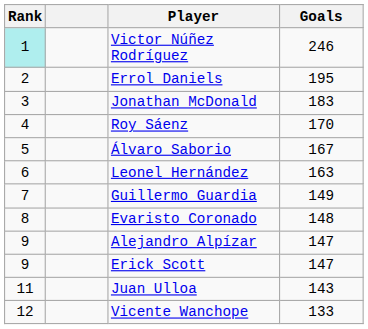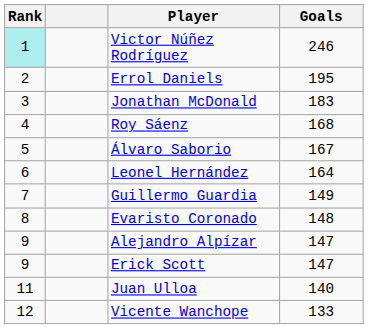(321, 126) 170 -> (321, 126) 168
(321, 173) 163 -> (321, 173) 164
(321, 289) 143 -> (321, 289) 140
